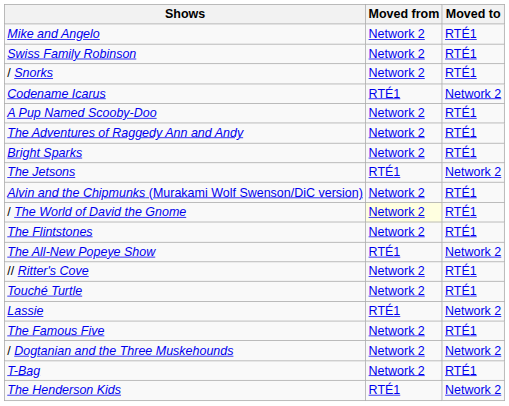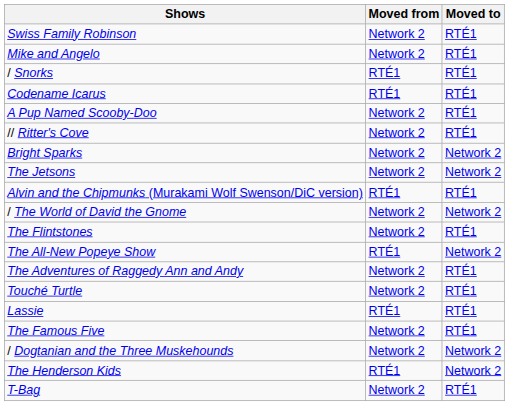rows swapped: (54, 34) <-> (72, 53)
(397, 73) Network 2 -> (384, 73) RTÉ1
(473, 93) Network 2 -> (461, 93) RTÉ1
rows swapped: (125, 133) <-> (48, 271)
(461, 152) RTÉ1 -> (473, 152) Network 2
(384, 172) RTÉ1 -> (397, 172) Network 2
(397, 192) Network 2 -> (384, 192) RTÉ1
(397, 212) lightyellow background -> (397, 212) no background
(461, 212) RTÉ1 -> (473, 212) Network 2
(473, 311) Network 2 -> (461, 311) RTÉ1
rows swapped: (24, 370) <-> (64, 390)
